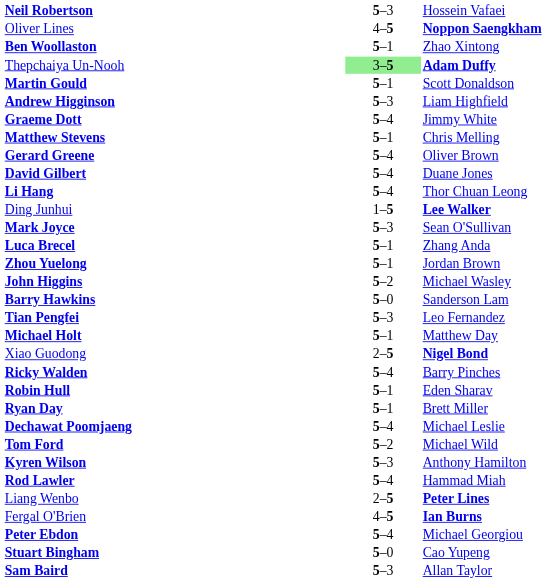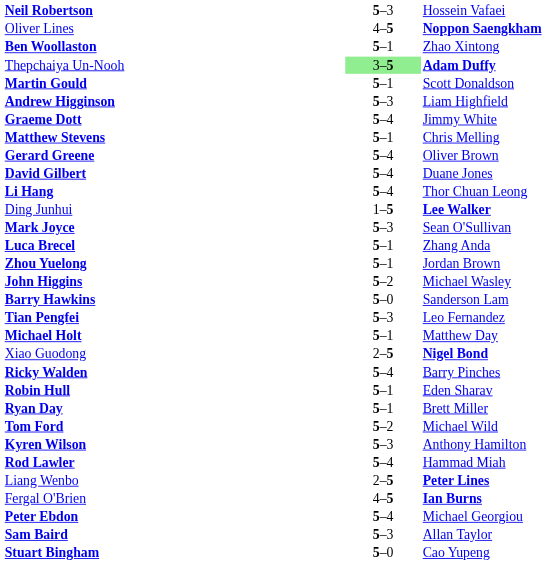- row: (68, 426)
rows swapped: (36, 570) <-> (52, 552)
